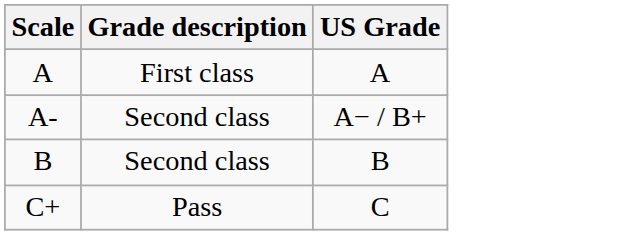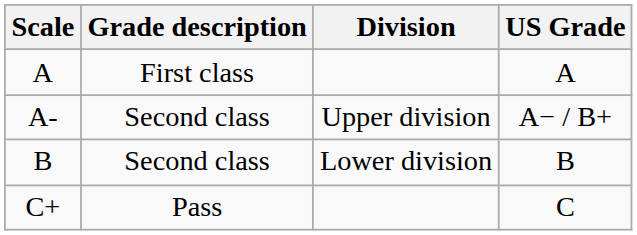+ column: (406, 26)
